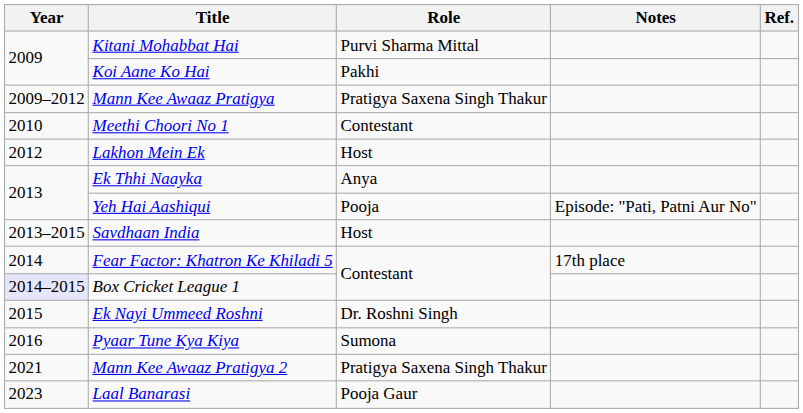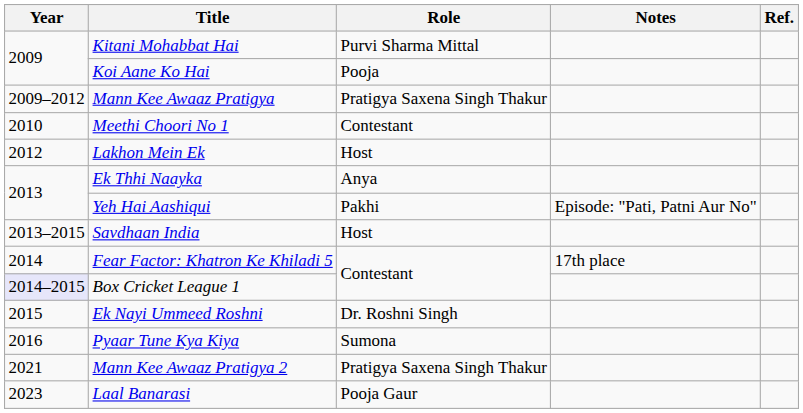(360, 71) Pakhi -> (360, 71) Pooja
(360, 206) Pooja -> (360, 206) Pakhi
